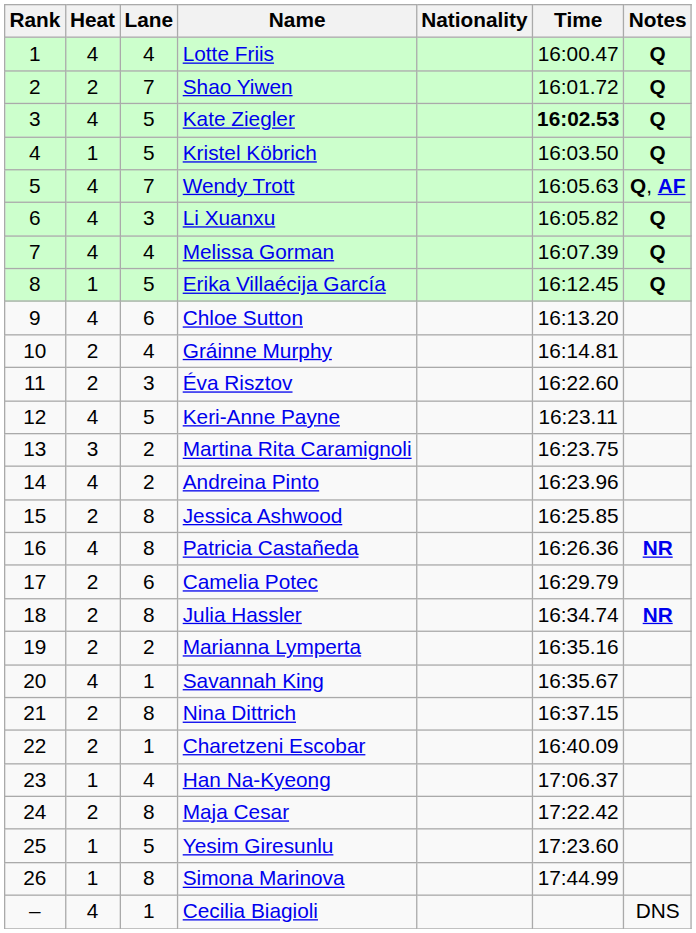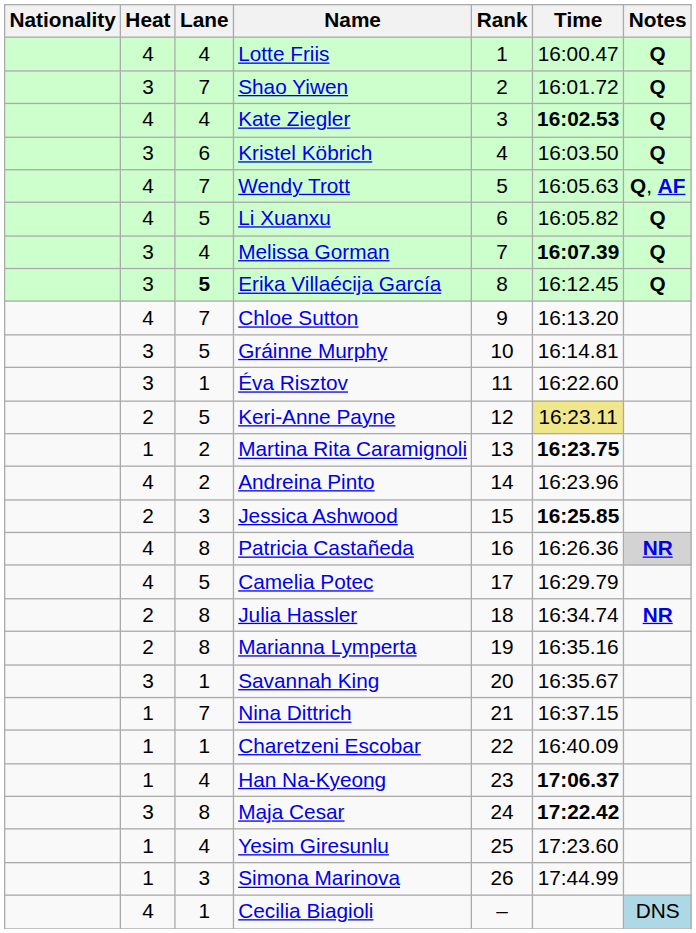columns swapped: (35, 20) <-> (474, 20)
(92, 86) 2 -> (148, 86) 3
(149, 119) 5 -> (204, 119) 4
(92, 152) 1 -> (148, 152) 3
(149, 152) 5 -> (204, 152) 6
(149, 218) 3 -> (204, 218) 5
(92, 251) 4 -> (148, 251) 3
(578, 251) normal -> (578, 251) bold
(92, 284) 1 -> (148, 284) 3
(149, 284) normal -> (204, 284) bold
(149, 317) 6 -> (204, 317) 7
(92, 350) 2 -> (148, 350) 3
(149, 350) 4 -> (204, 350) 5
(92, 383) 2 -> (148, 383) 3
(149, 383) 3 -> (204, 383) 1
(92, 416) 4 -> (148, 416) 2
(578, 416) no background -> (578, 416) khaki background
(92, 449) 3 -> (148, 449) 1
(578, 449) normal -> (578, 449) bold
(149, 515) 8 -> (204, 515) 3
(578, 515) normal -> (578, 515) bold
(658, 548) no background -> (658, 548) lightgrey background
(92, 581) 2 -> (148, 581) 4
(149, 581) 6 -> (204, 581) 5
(149, 647) 2 -> (204, 647) 8
(92, 680) 4 -> (148, 680) 3
(92, 713) 2 -> (148, 713) 1
(149, 713) 8 -> (204, 713) 7
(92, 746) 2 -> (148, 746) 1
(578, 779) normal -> (578, 779) bold
(92, 812) 2 -> (148, 812) 3
(578, 812) normal -> (578, 812) bold
(149, 845) 5 -> (204, 845) 4
(149, 878) 8 -> (204, 878) 3
(658, 911) no background -> (658, 911) lightblue background
